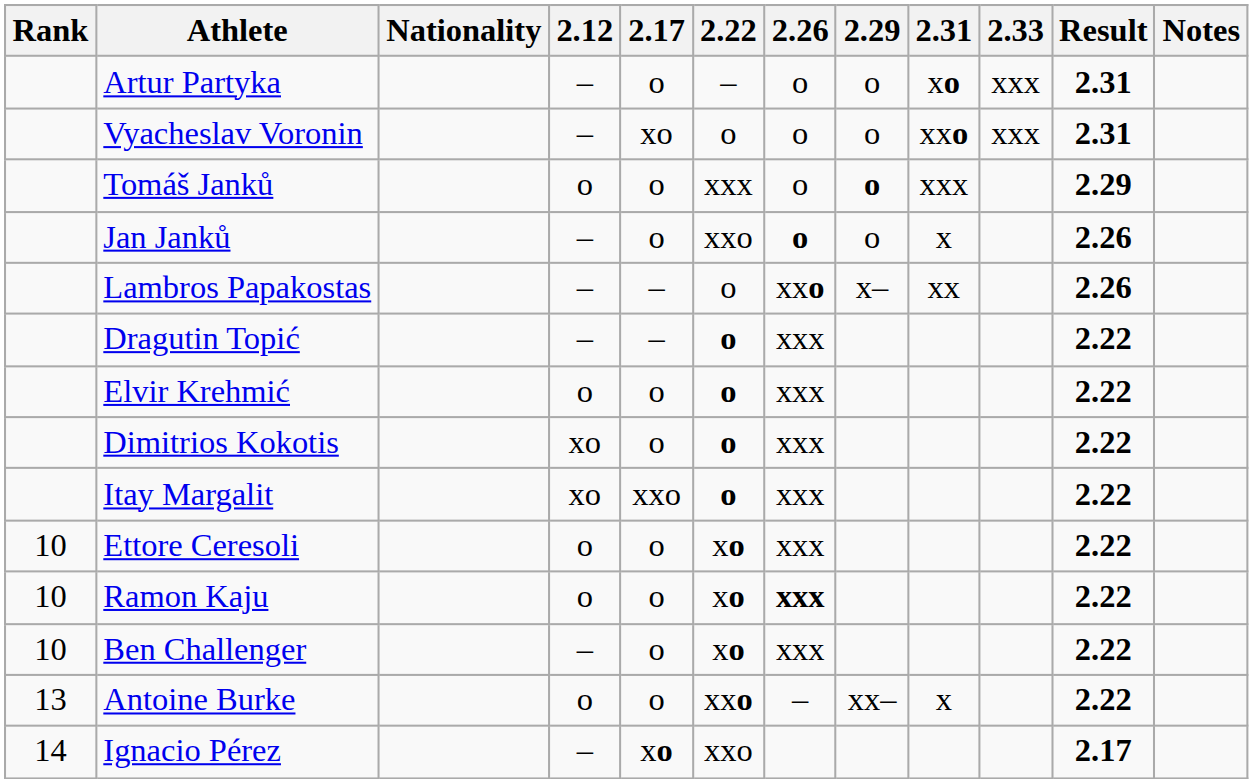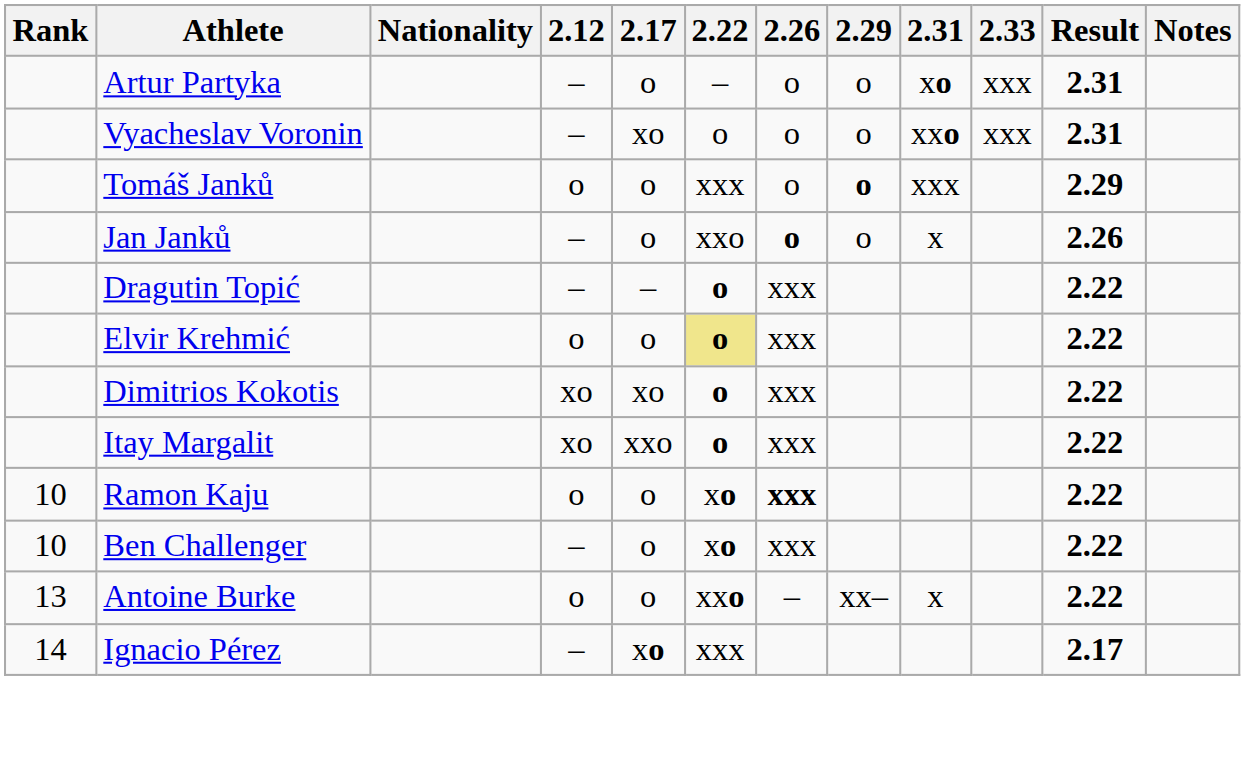- row: (237, 287)
(728, 390) no background -> (720, 339) khaki background
(657, 442) o -> (648, 390) xo
- row: (201, 545)
(728, 751) xxo -> (720, 648) xxx
